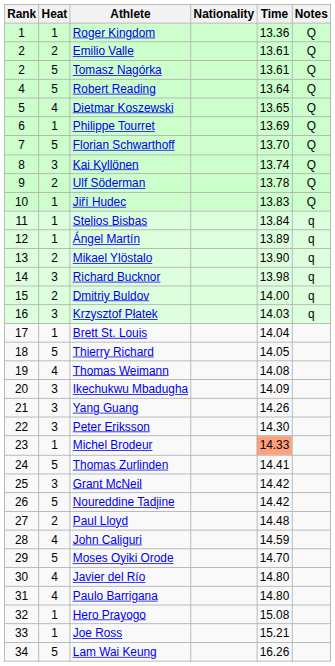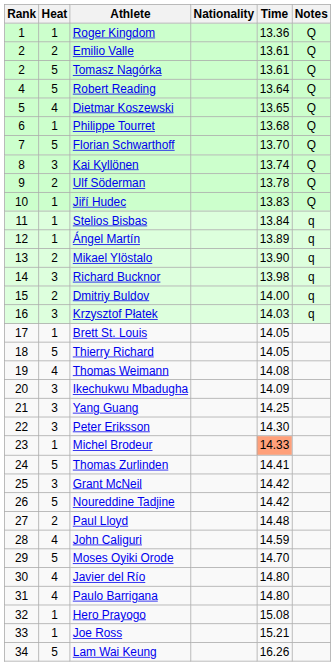(274, 127) 13.69 -> (274, 127) 13.68
(274, 333) 14.04 -> (274, 333) 14.05
(274, 408) 14.26 -> (274, 408) 14.25
